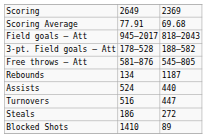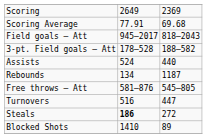rows swapped: (47, 62) <-> (23, 88)
(127, 114) normal -> (127, 114) bold
